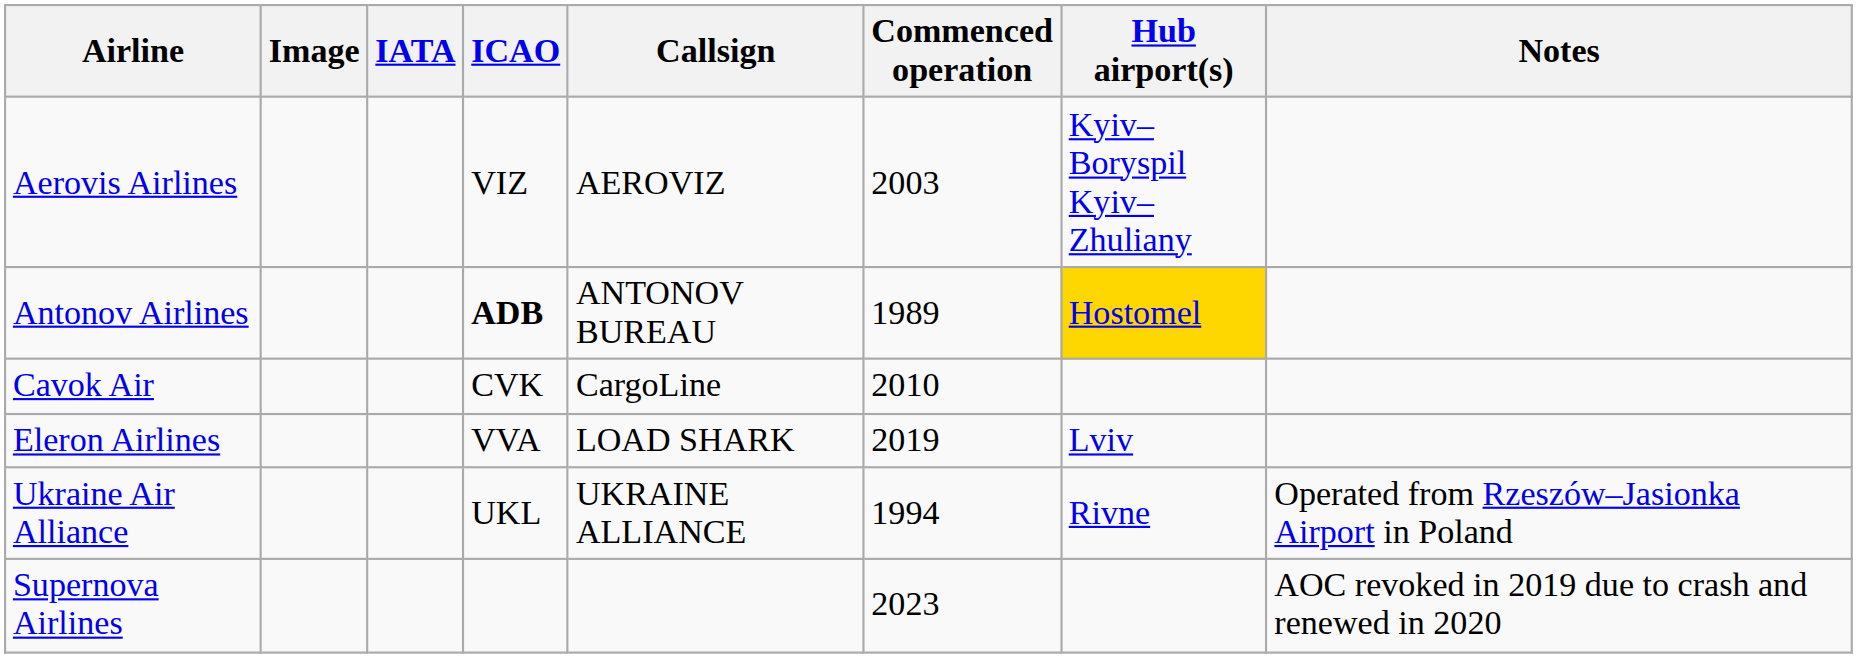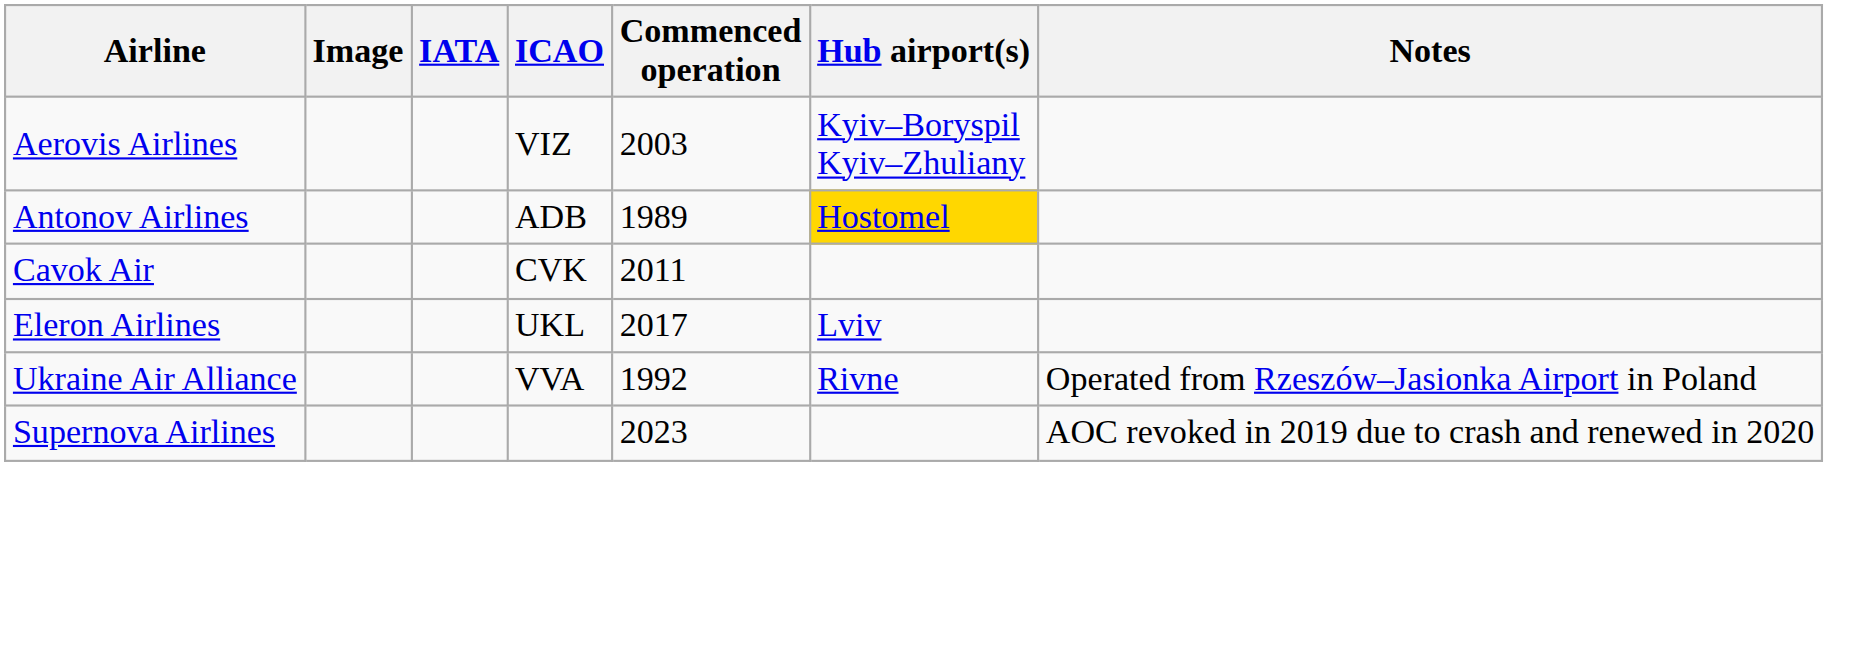- column: (716, 50)
(507, 312) bold -> (551, 216) normal
(905, 385) 2010 -> (653, 270) 2011
(506, 439) VVA -> (550, 324) UKL
(905, 439) 2019 -> (654, 324) 2017
(506, 512) UKL -> (550, 378) VVA
(905, 512) 1994 -> (654, 378) 1992
